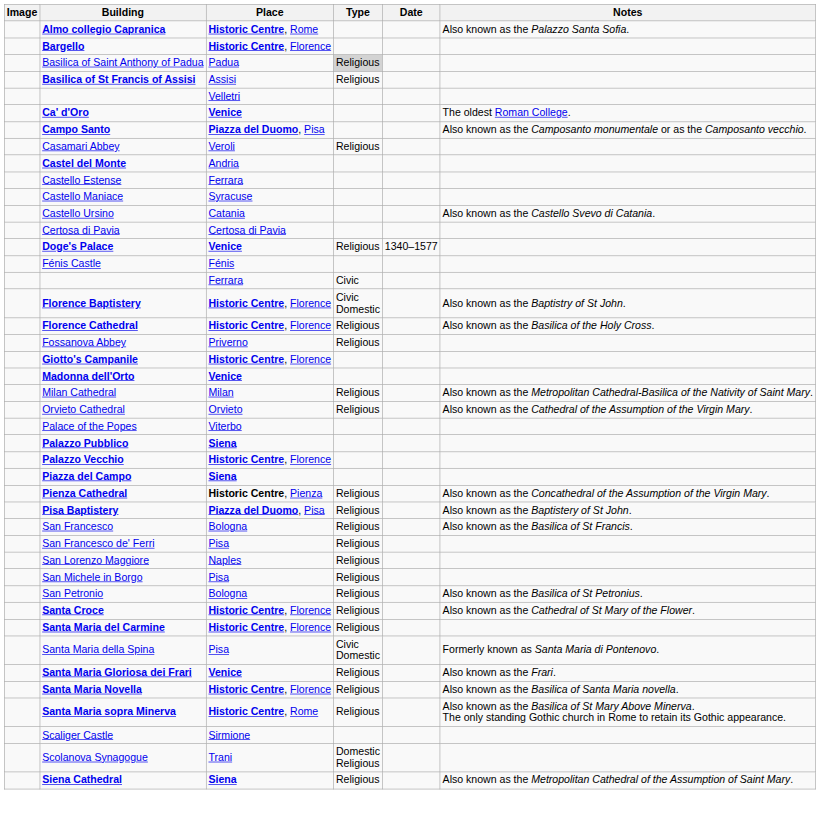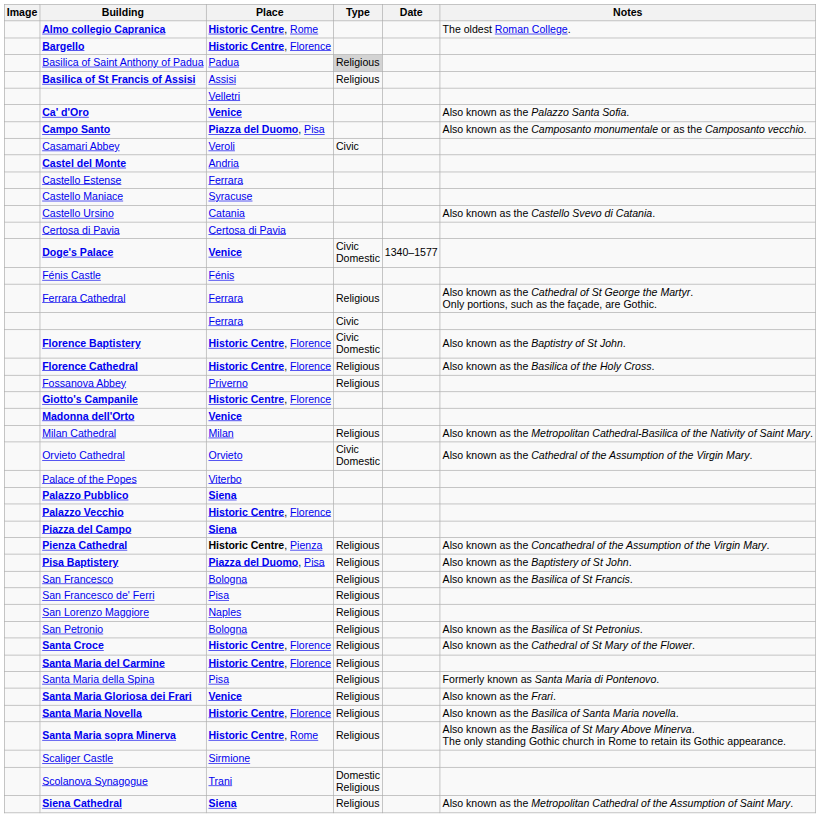(536, 29) Also known as the Palazzo Santa Sofia. -> (507, 29) The oldest Roman College.
(507, 113) The oldest Roman College. -> (536, 113) Also known as the Palazzo Santa Sofia.
(358, 146) Religious -> (347, 146) Civic
(358, 247) Religious -> (358, 253) Civic Domestic
+ row: (84, 298)
(358, 409) Religious -> (358, 456) Civic Domestic
- row: (92, 577)
(358, 650) Civic Domestic -> (358, 680) Religious
